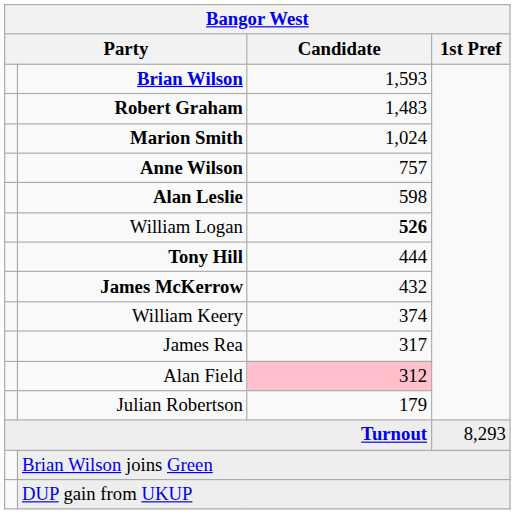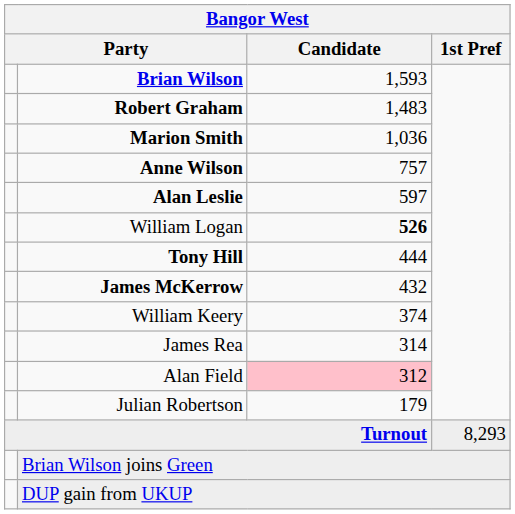(406, 138) 1,024 -> (406, 138) 1,036
(413, 197) 598 -> (413, 197) 597
(413, 345) 317 -> (413, 345) 314
